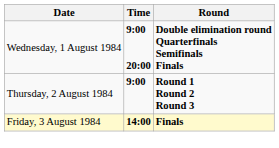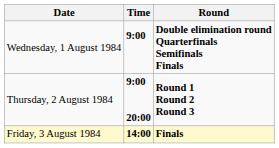(139, 47) 9:00 20:00 -> (136, 47) 9:00
(136, 93) 9:00 -> (139, 99) 9:00 20:00
